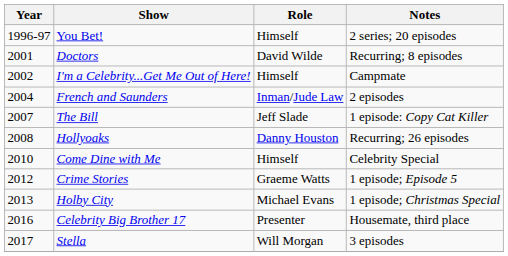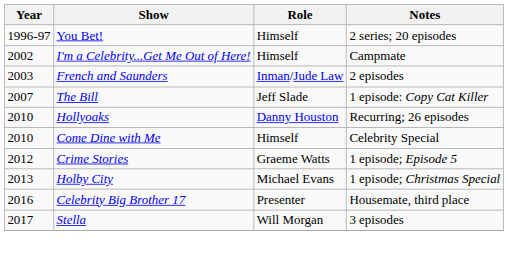- row: (77, 55)
(20, 96) 2004 -> (20, 76) 2003
(20, 138) 2008 -> (20, 117) 2010
